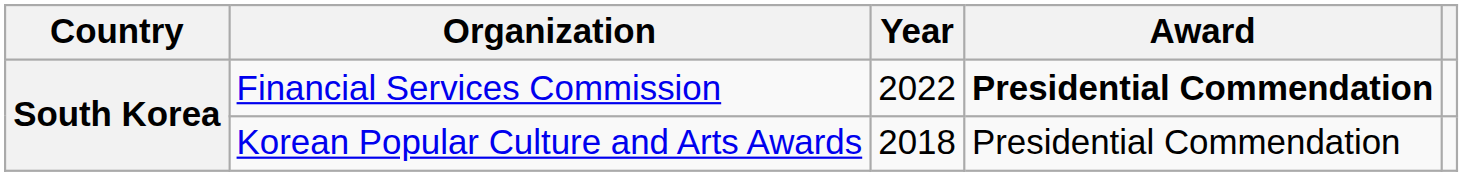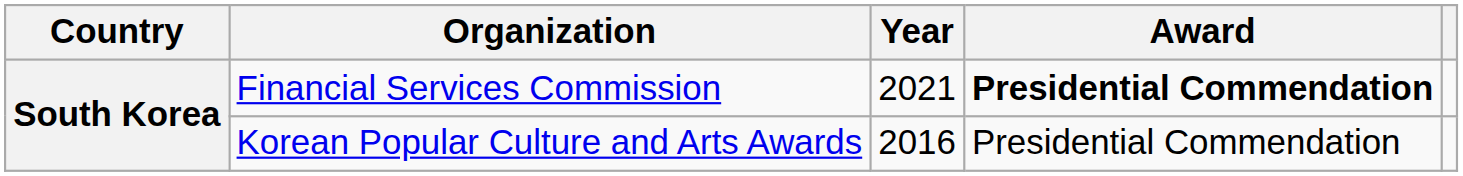(917, 87) 2022 -> (917, 87) 2021
(917, 142) 2018 -> (917, 142) 2016
